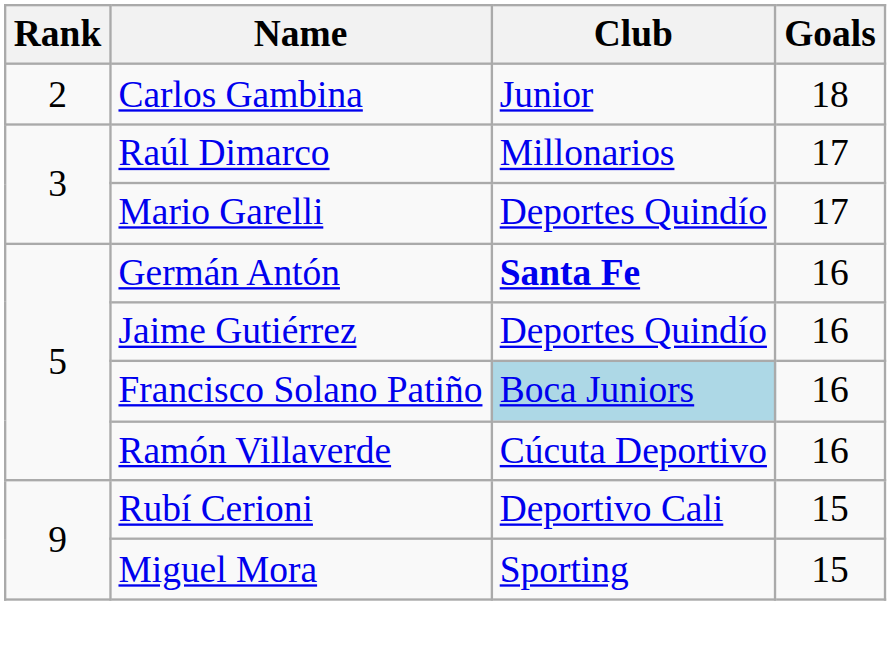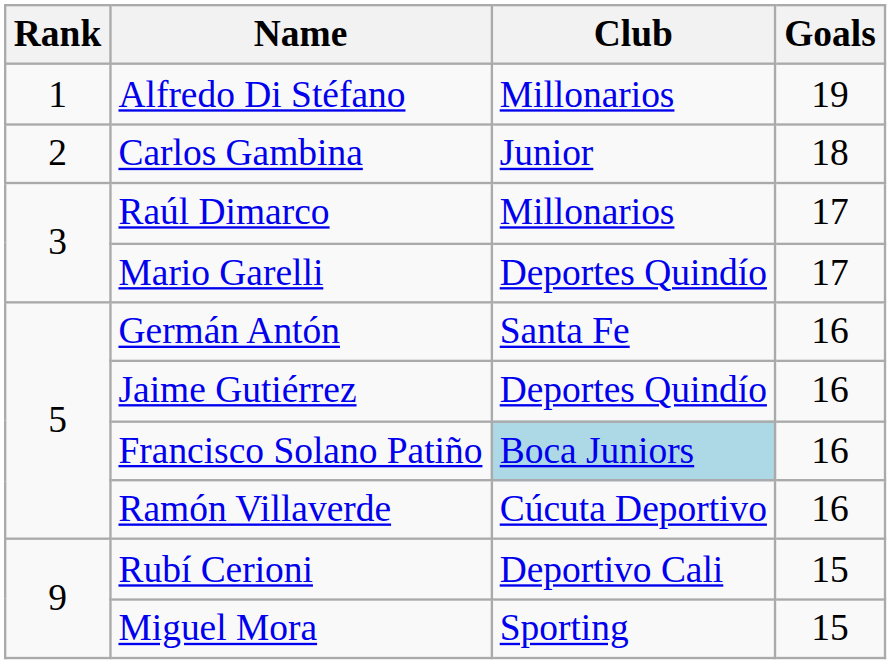+ row: (262, 93)
(570, 271) bold -> (565, 331) normal
